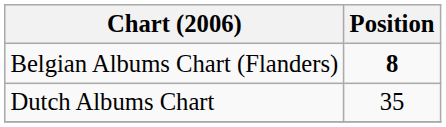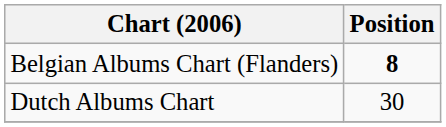(392, 102) 35 -> (392, 102) 30
